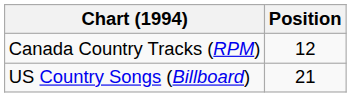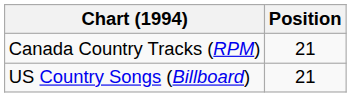(305, 48) 12 -> (305, 48) 21
